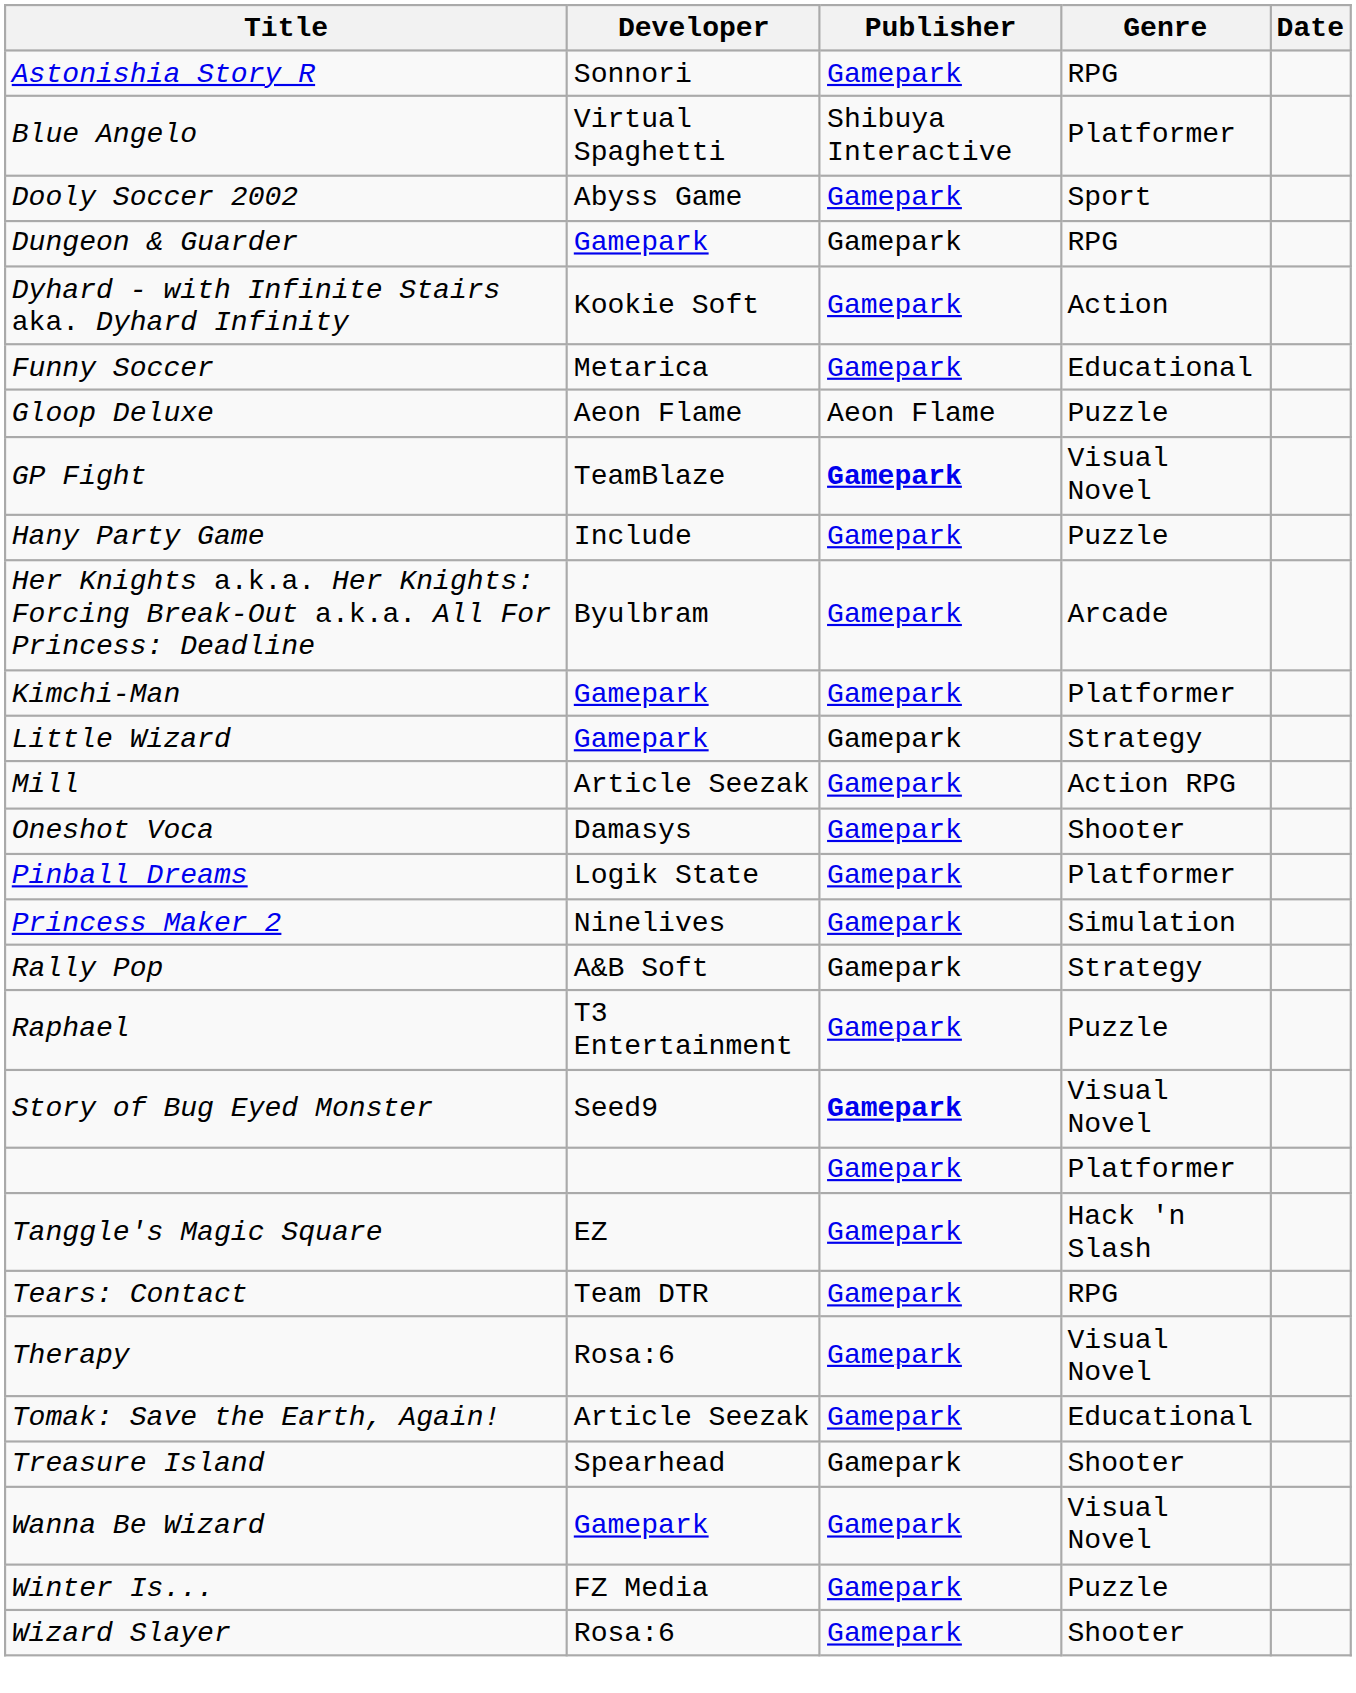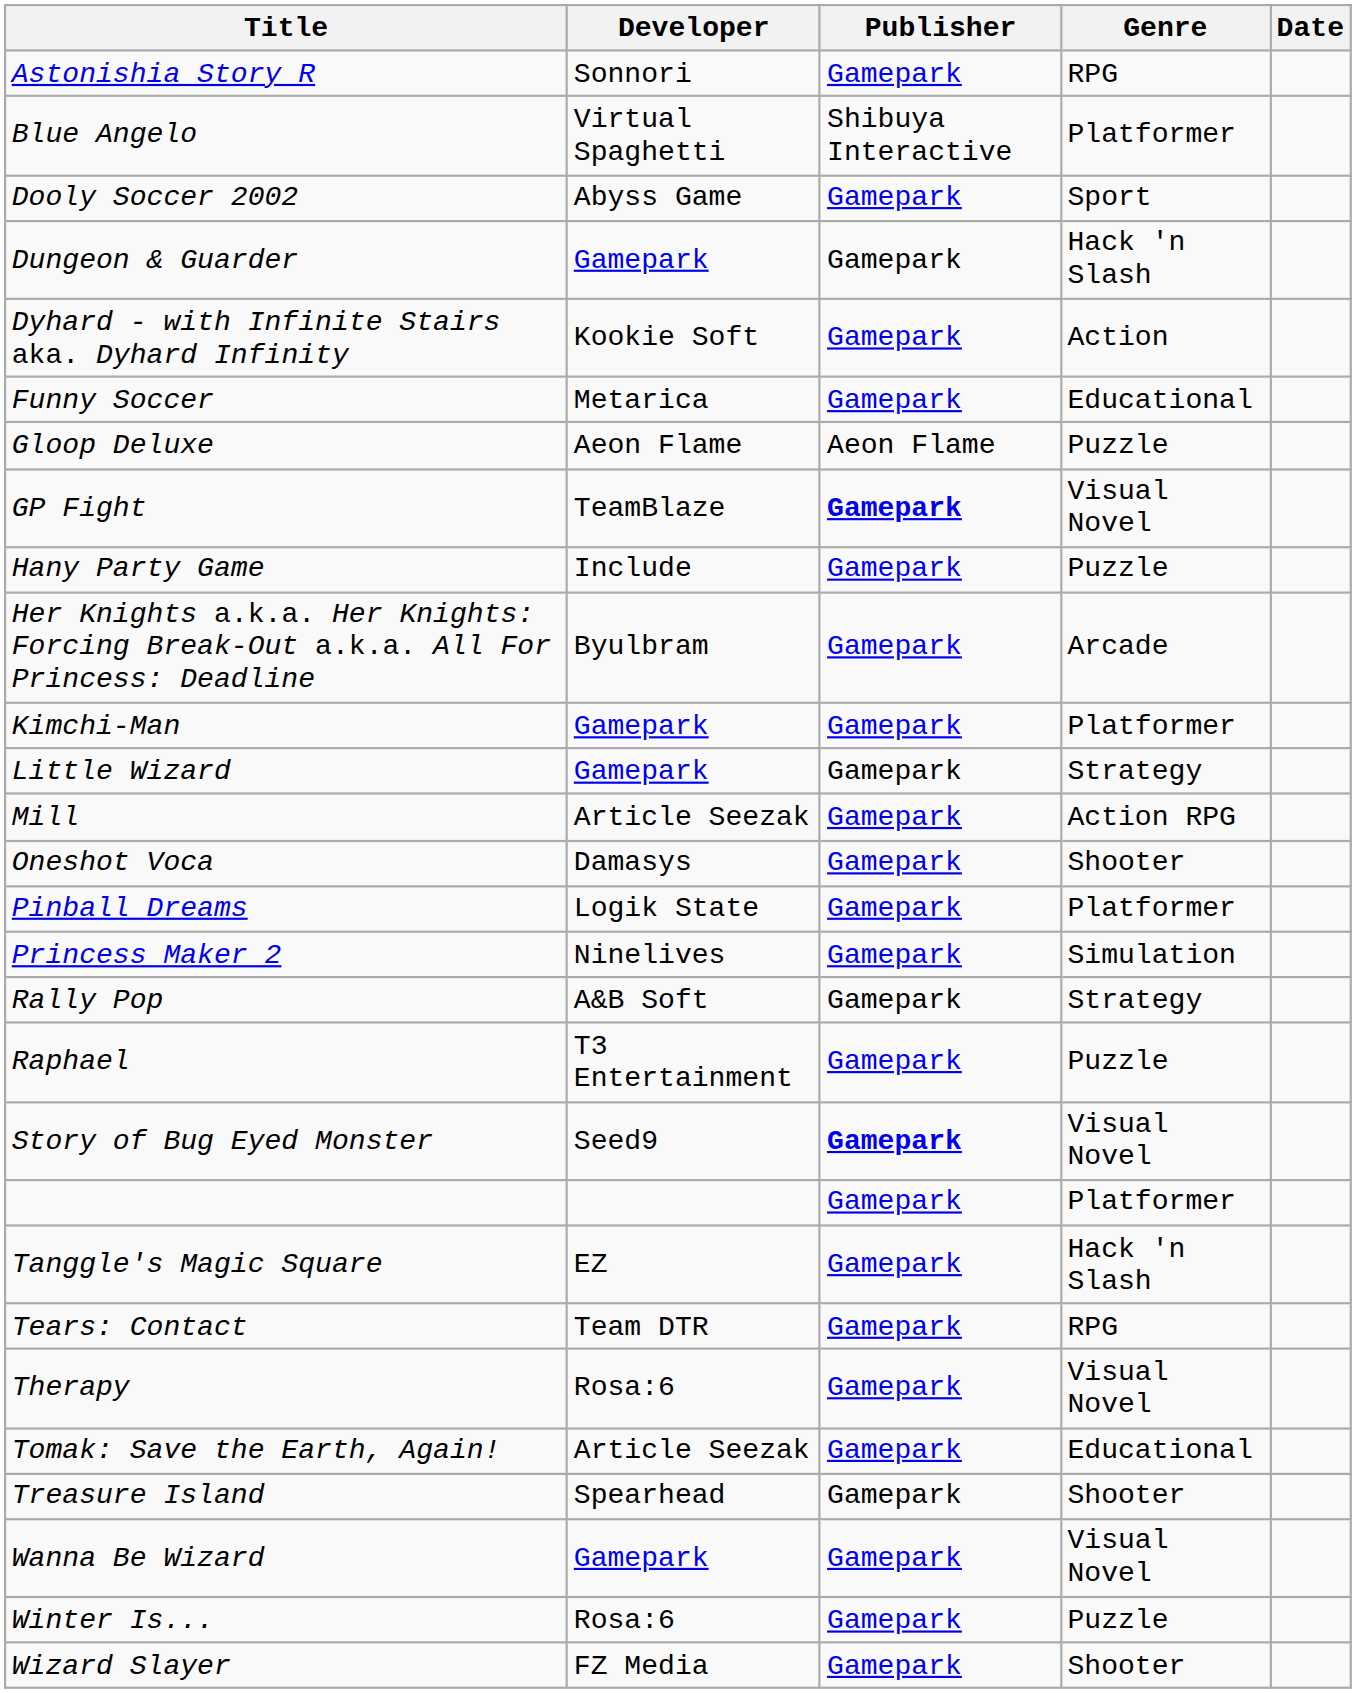(1093, 243) RPG -> (1126, 260) Hack 'n Slash
(641, 1588) FZ Media -> (624, 1620) Rosa:6
(624, 1633) Rosa:6 -> (641, 1666) FZ Media
